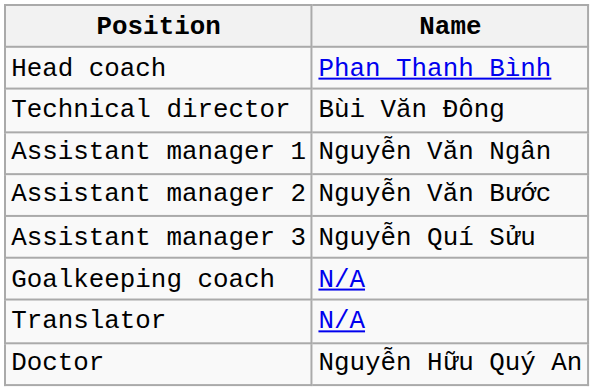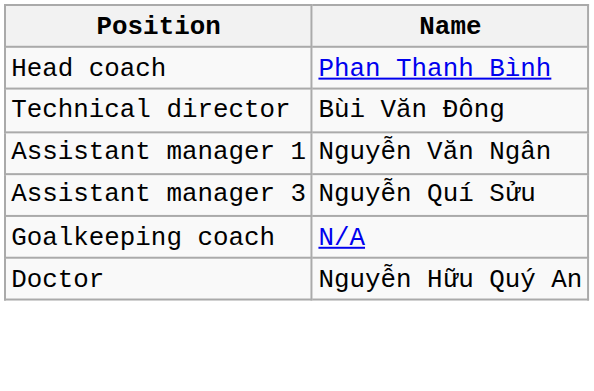- row: (159, 195)
- row: (89, 321)
